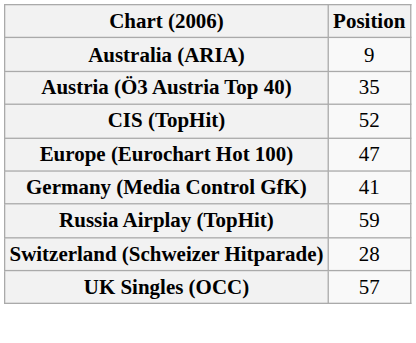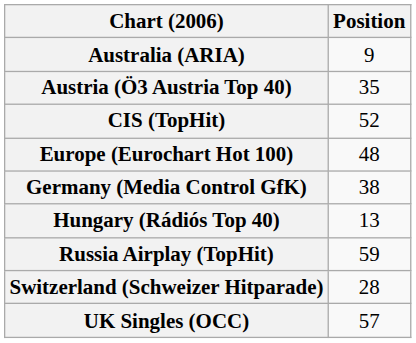(369, 154) 47 -> (369, 154) 48
(369, 187) 41 -> (369, 187) 38
+ row: (166, 220)
